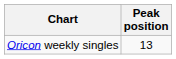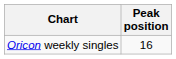(146, 44) 13 -> (146, 44) 16
